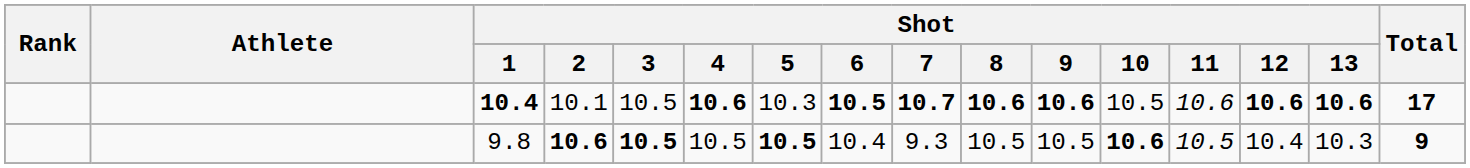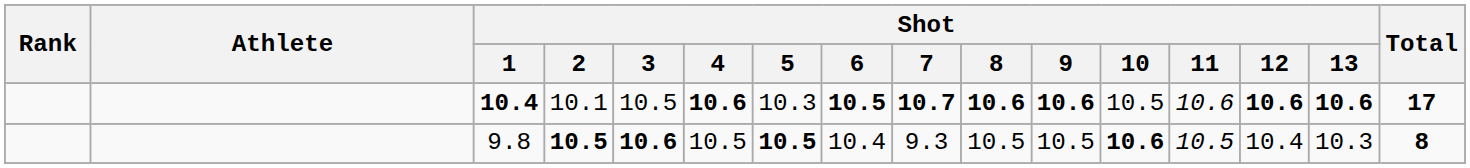(579, 143) 10.6 -> (579, 143) 10.5
(648, 143) 10.5 -> (648, 143) 10.6
(1422, 143) 9 -> (1422, 143) 8
